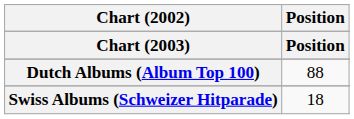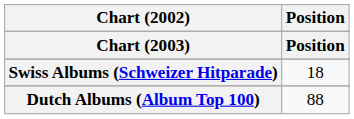rows swapped: (143, 72) <-> (143, 99)
